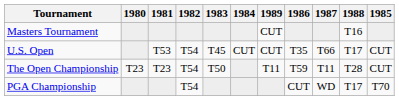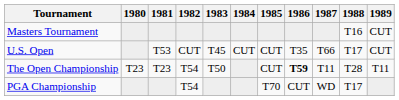columns swapped: (381, 13) <-> (271, 13)
(189, 50) T54 -> (189, 50) CUT
(299, 68) normal -> (299, 68) bold
